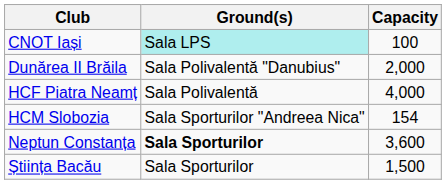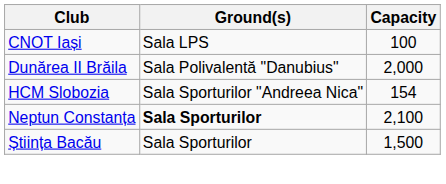(177, 42) paleturquoise background -> (176, 42) no background
- row: (73, 92)
(405, 142) 3,600 -> (403, 117) 2,100
